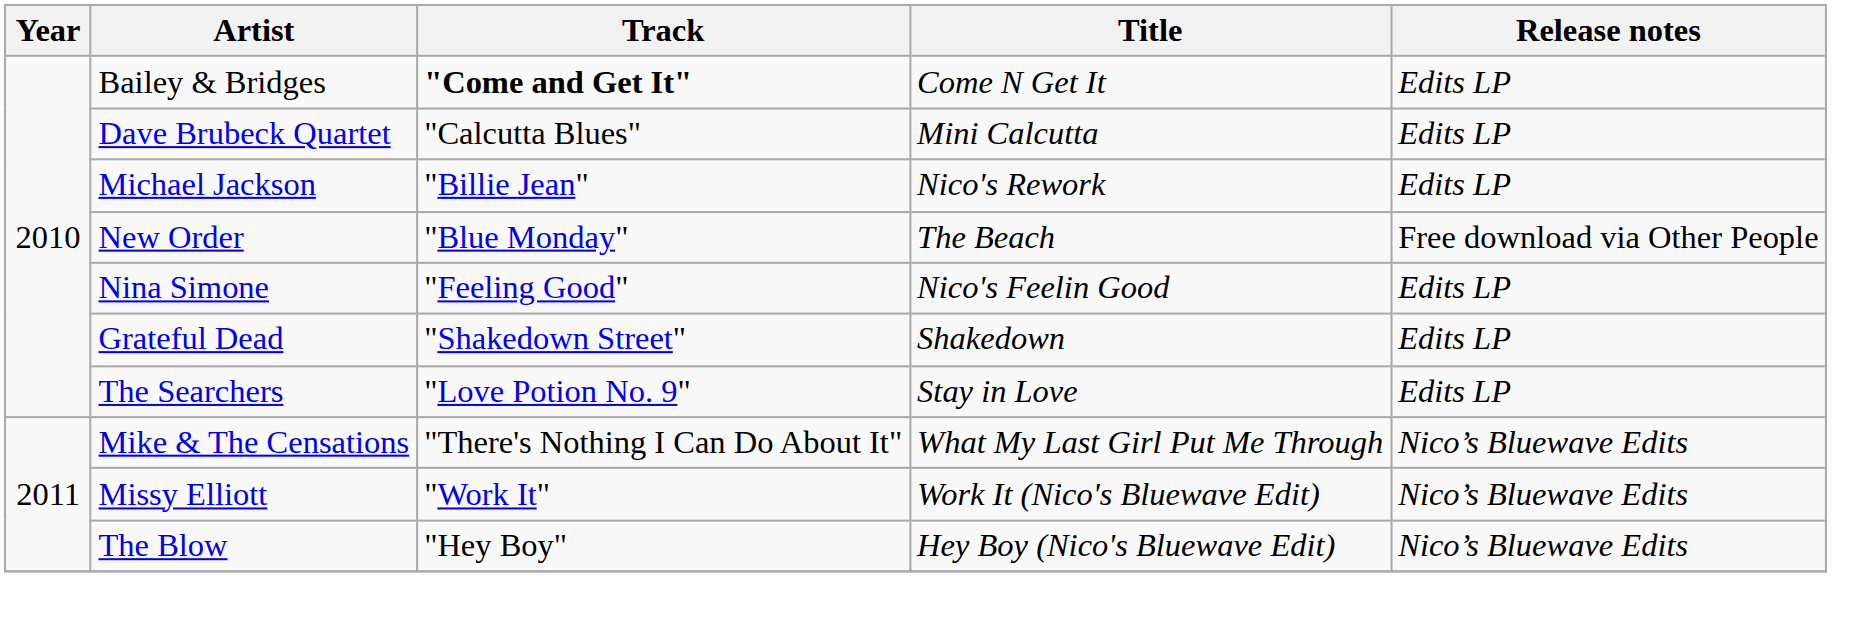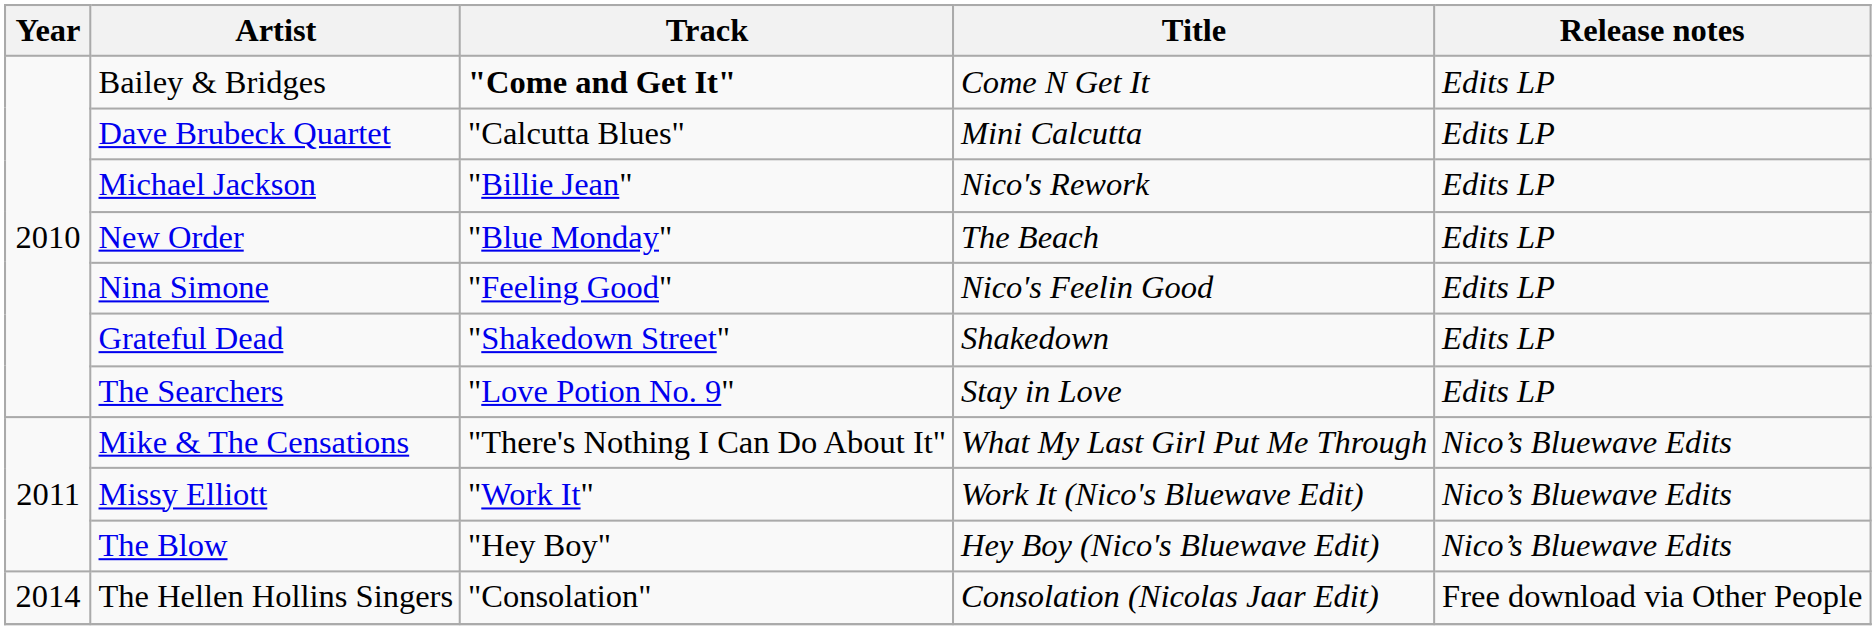(1608, 236) Free download via Other People -> (1498, 236) Edits LP
+ row: (276, 596)
